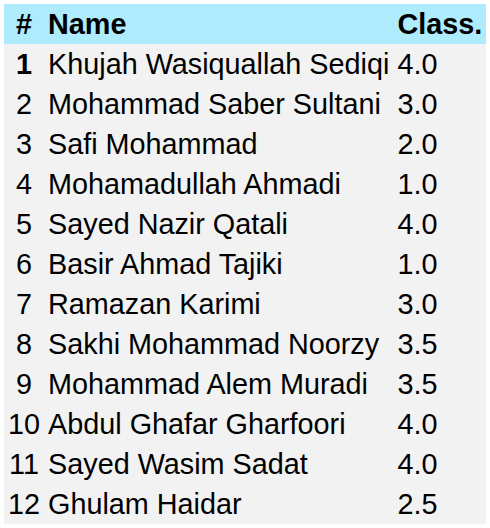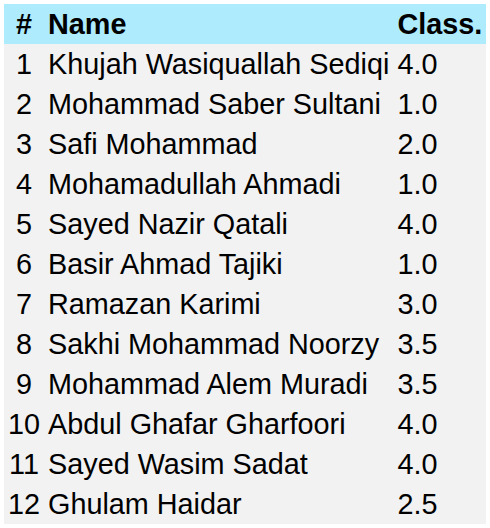(24, 64) bold -> (24, 64) normal
(417, 104) 3.0 -> (417, 104) 1.0
